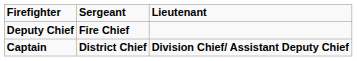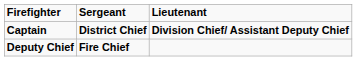rows swapped: (27, 47) <-> (40, 30)
